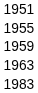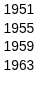- row: (19, 85)
